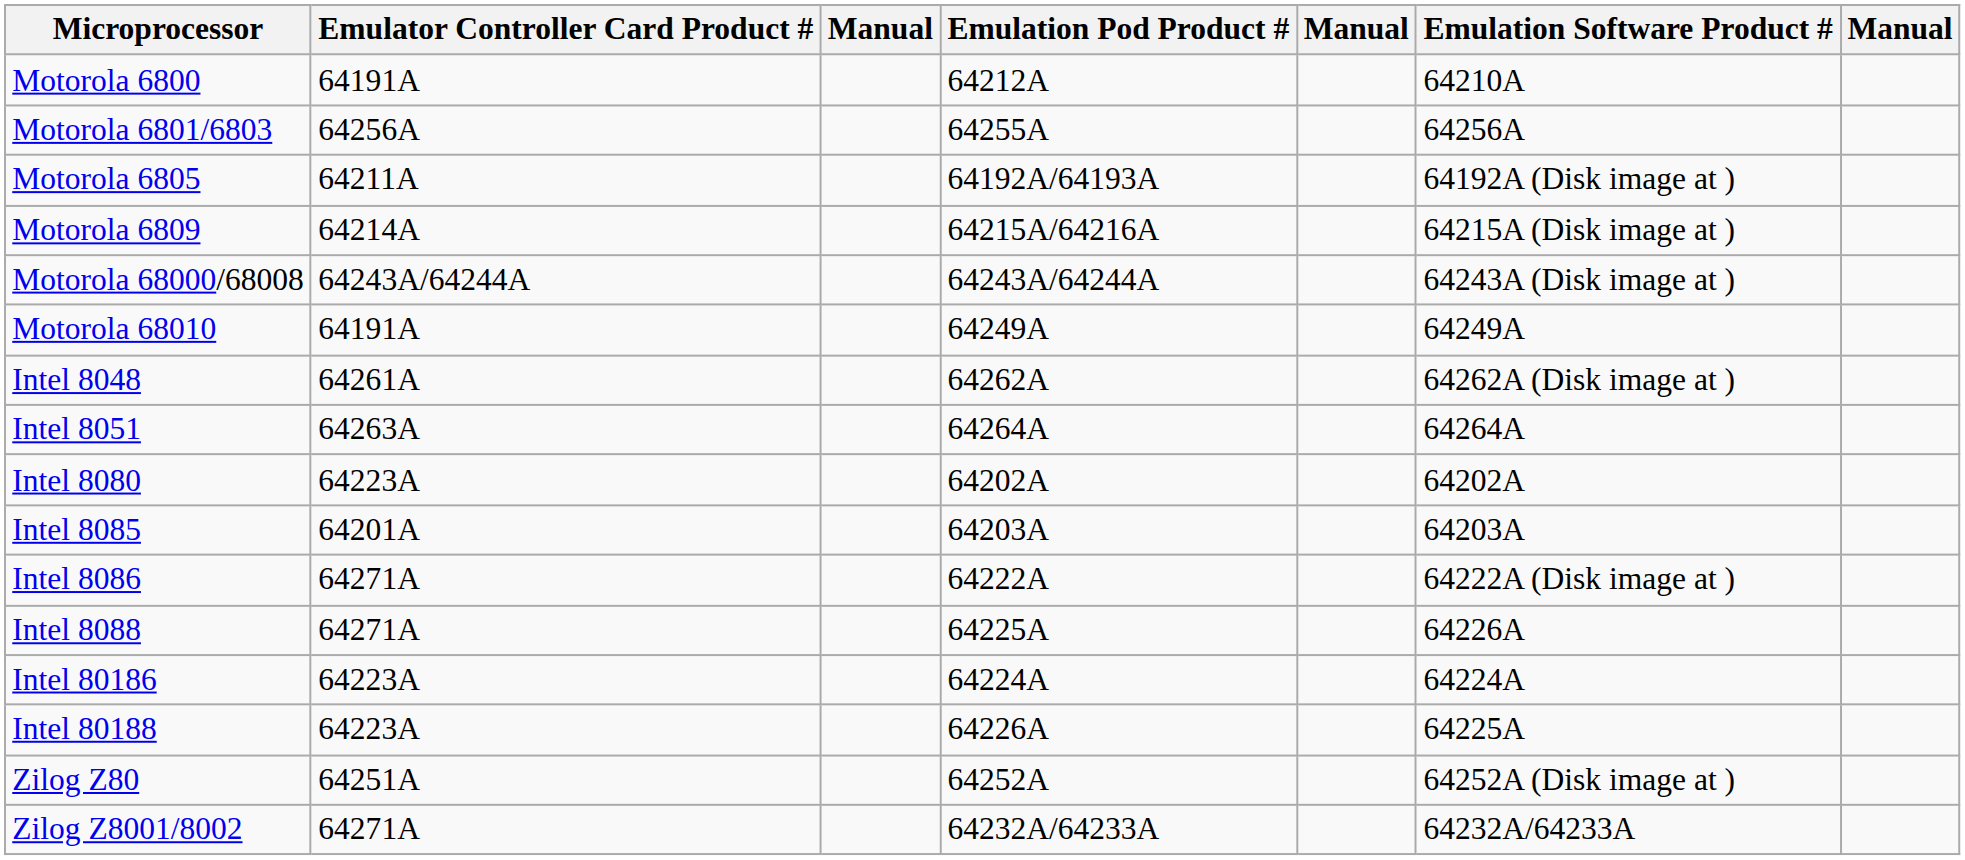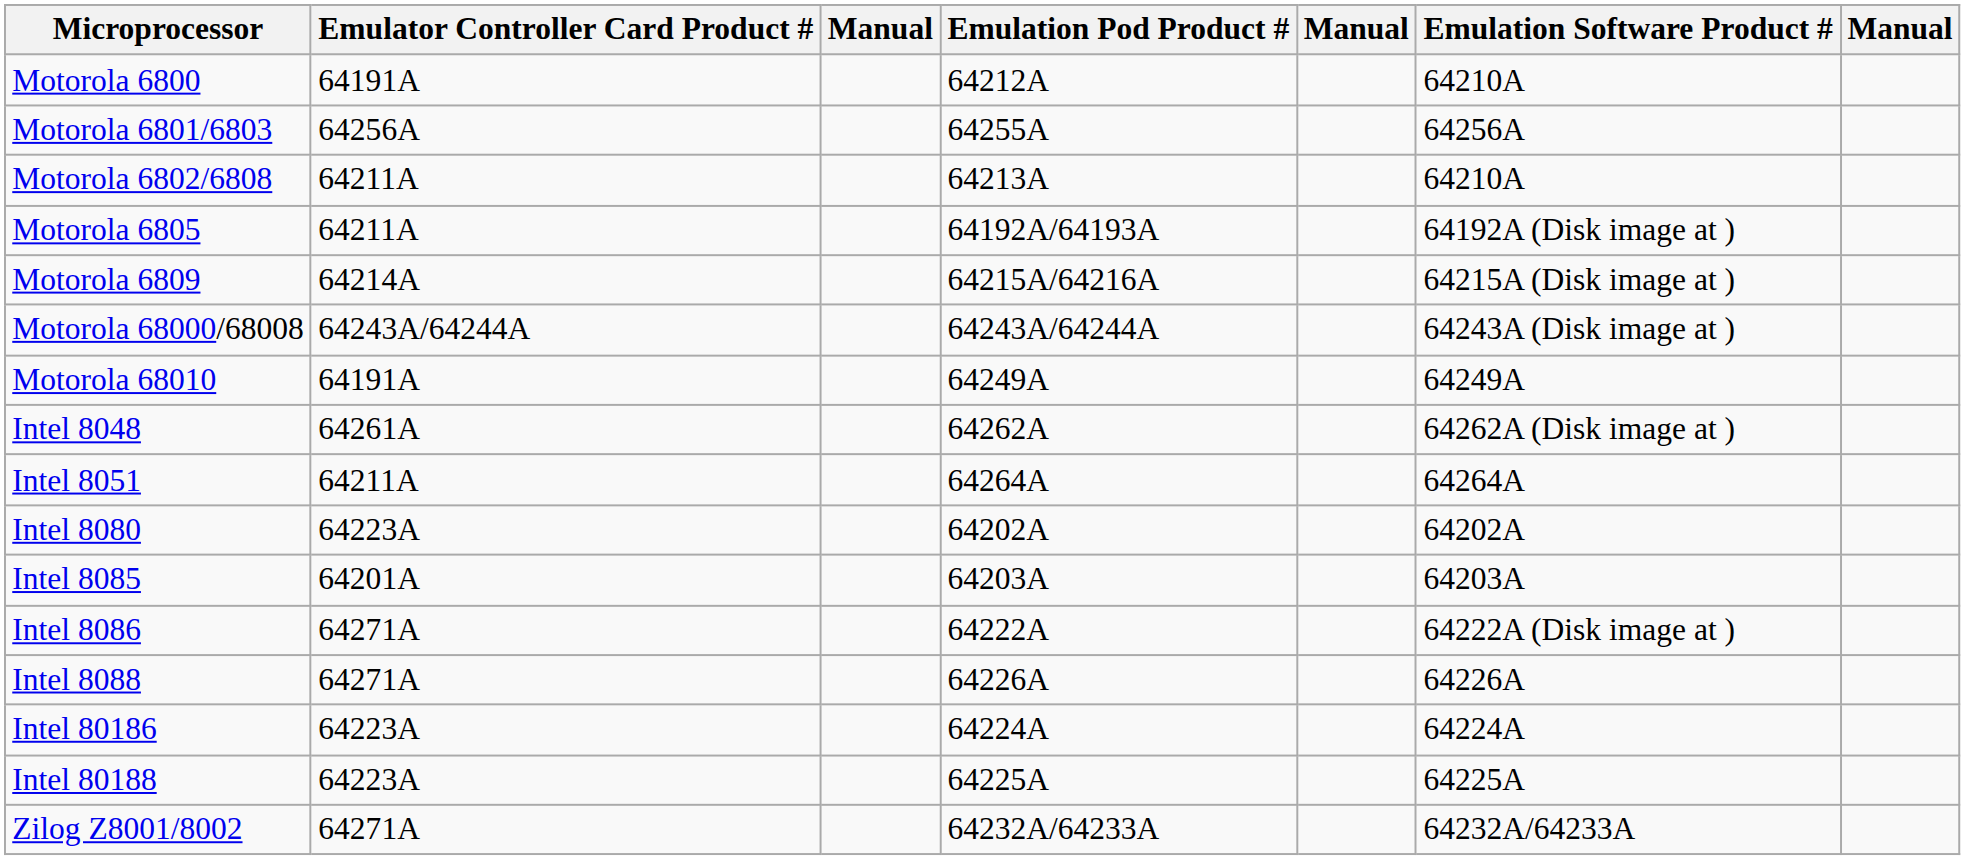+ row: (142, 179)
(369, 429) 64263A -> (369, 479) 64211A
(998, 629) 64225A -> (998, 679) 64226A
(998, 729) 64226A -> (998, 779) 64225A
- row: (76, 779)
